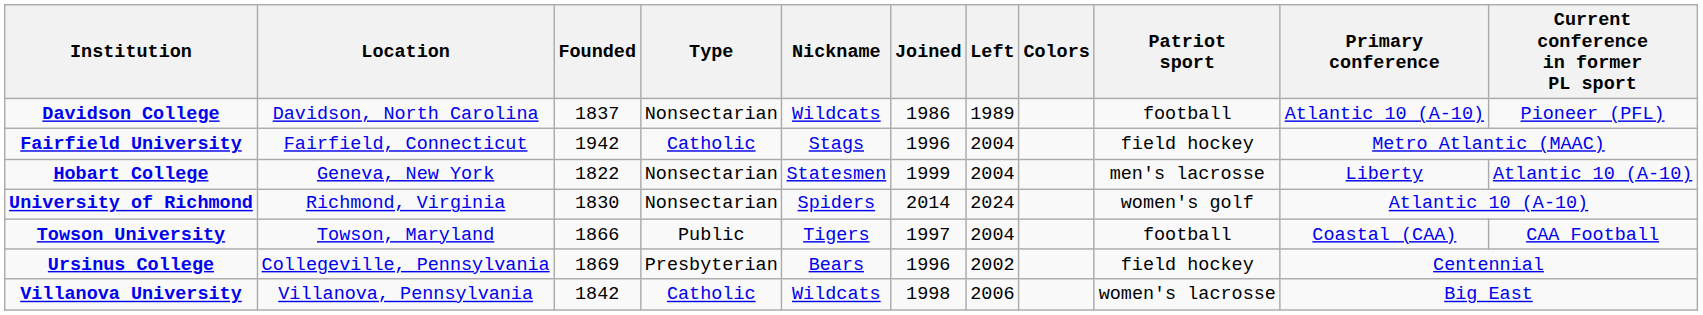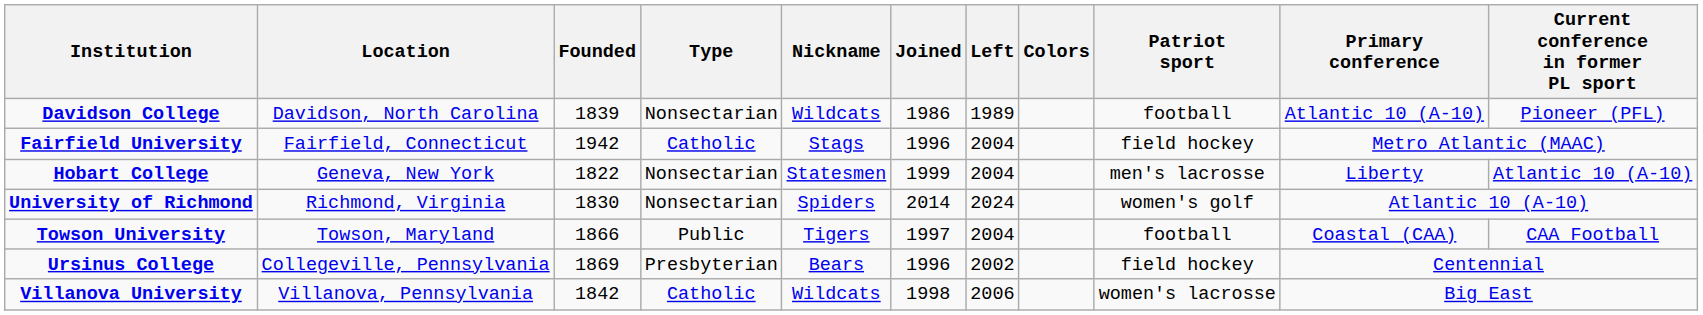(597, 114) 1837 -> (597, 114) 1839
